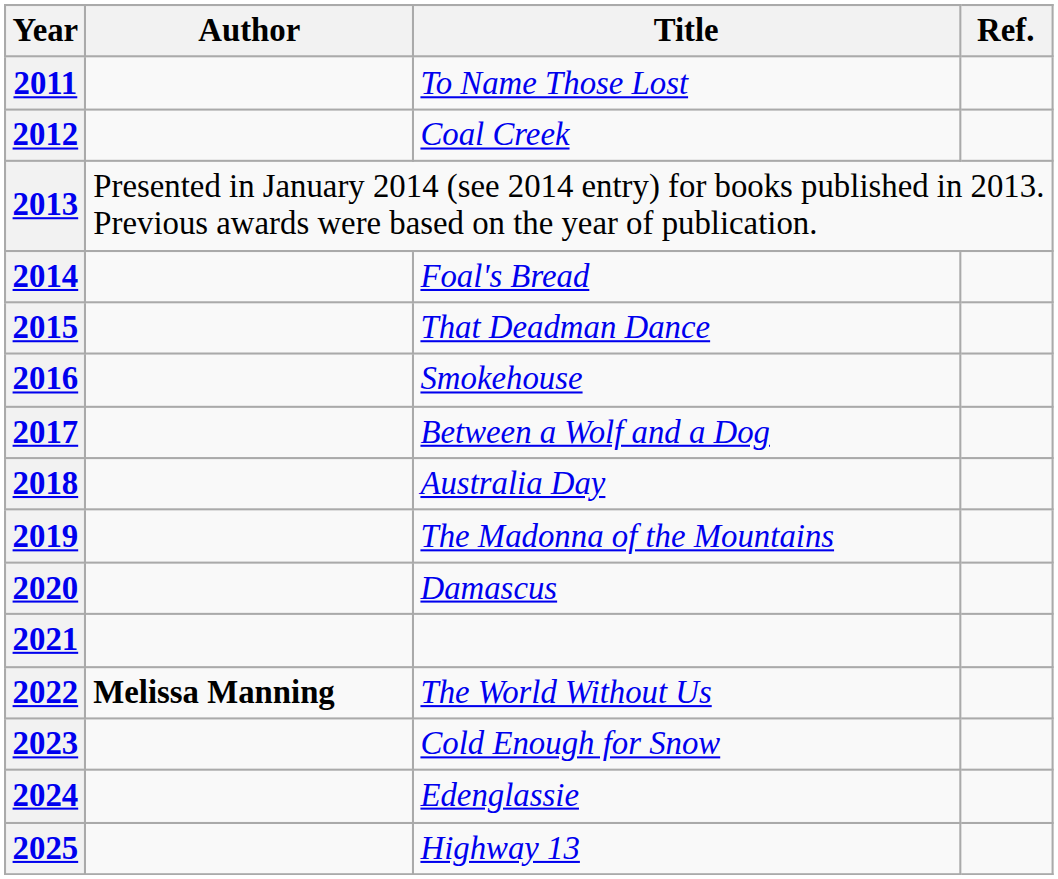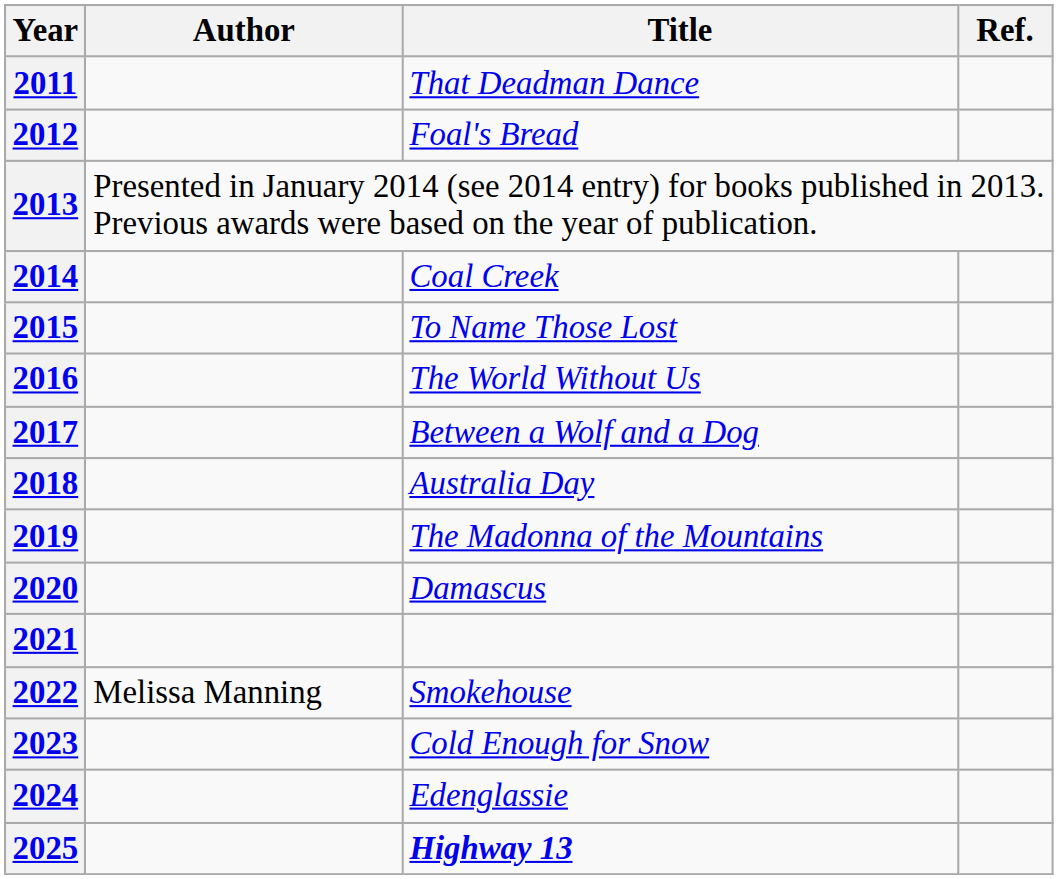(554, 82) To Name Those Lost -> (554, 82) That Deadman Dance
(495, 134) Coal Creek -> (494, 134) Foal's Bread
(505, 275) Foal's Bread -> (484, 275) Coal Creek
(565, 327) That Deadman Dance -> (543, 327) To Name Those Lost
(502, 379) Smokehouse -> (555, 379) The World Without Us
(214, 691) bold -> (208, 691) normal
(566, 691) The World Without Us -> (491, 691) Smokehouse
(500, 847) normal -> (491, 847) bold
